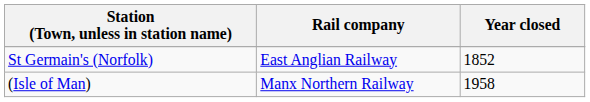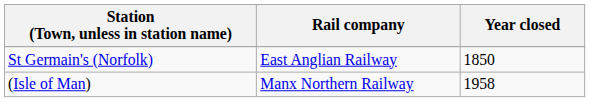(479, 59) 1852 -> (479, 59) 1850
